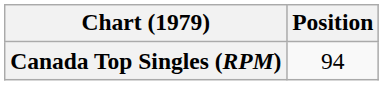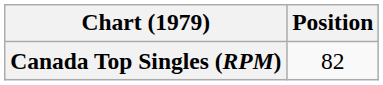(333, 60) 94 -> (333, 60) 82
